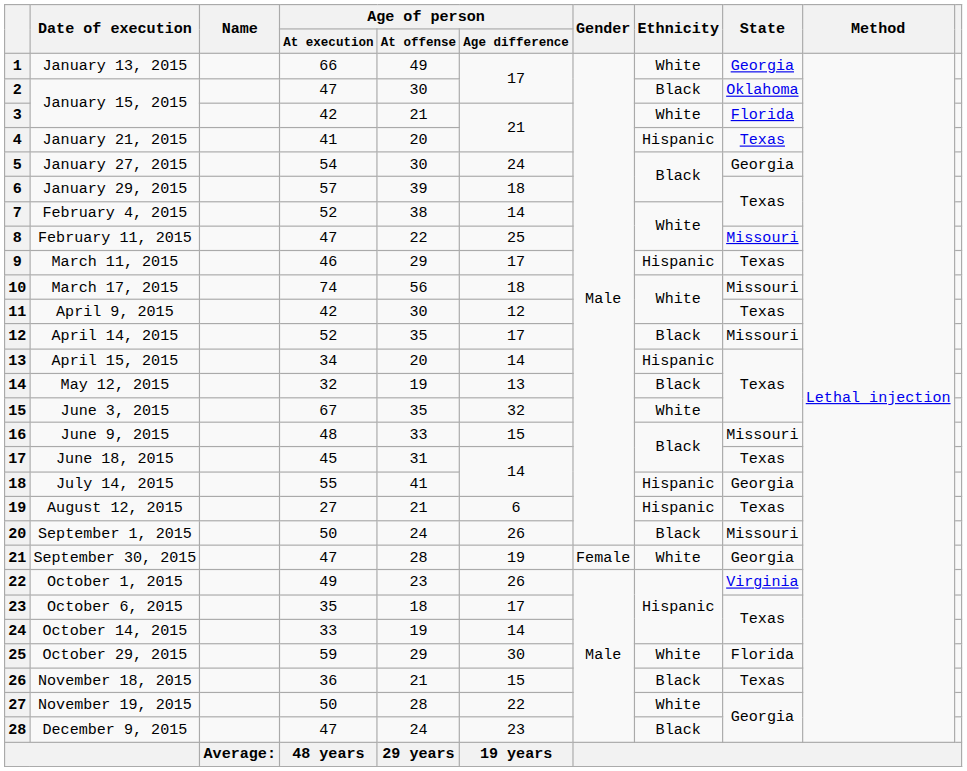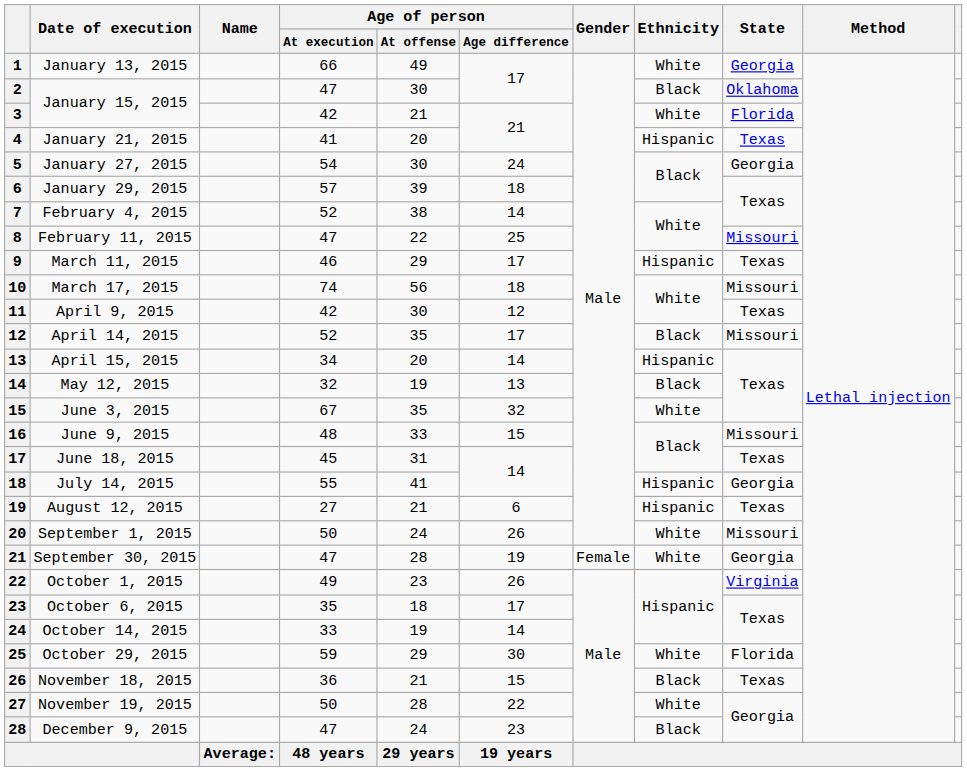(678, 533) Black -> (678, 533) White
